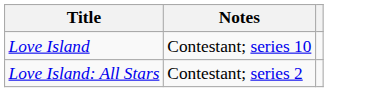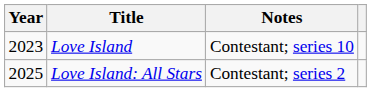+ column: (26, 18)
